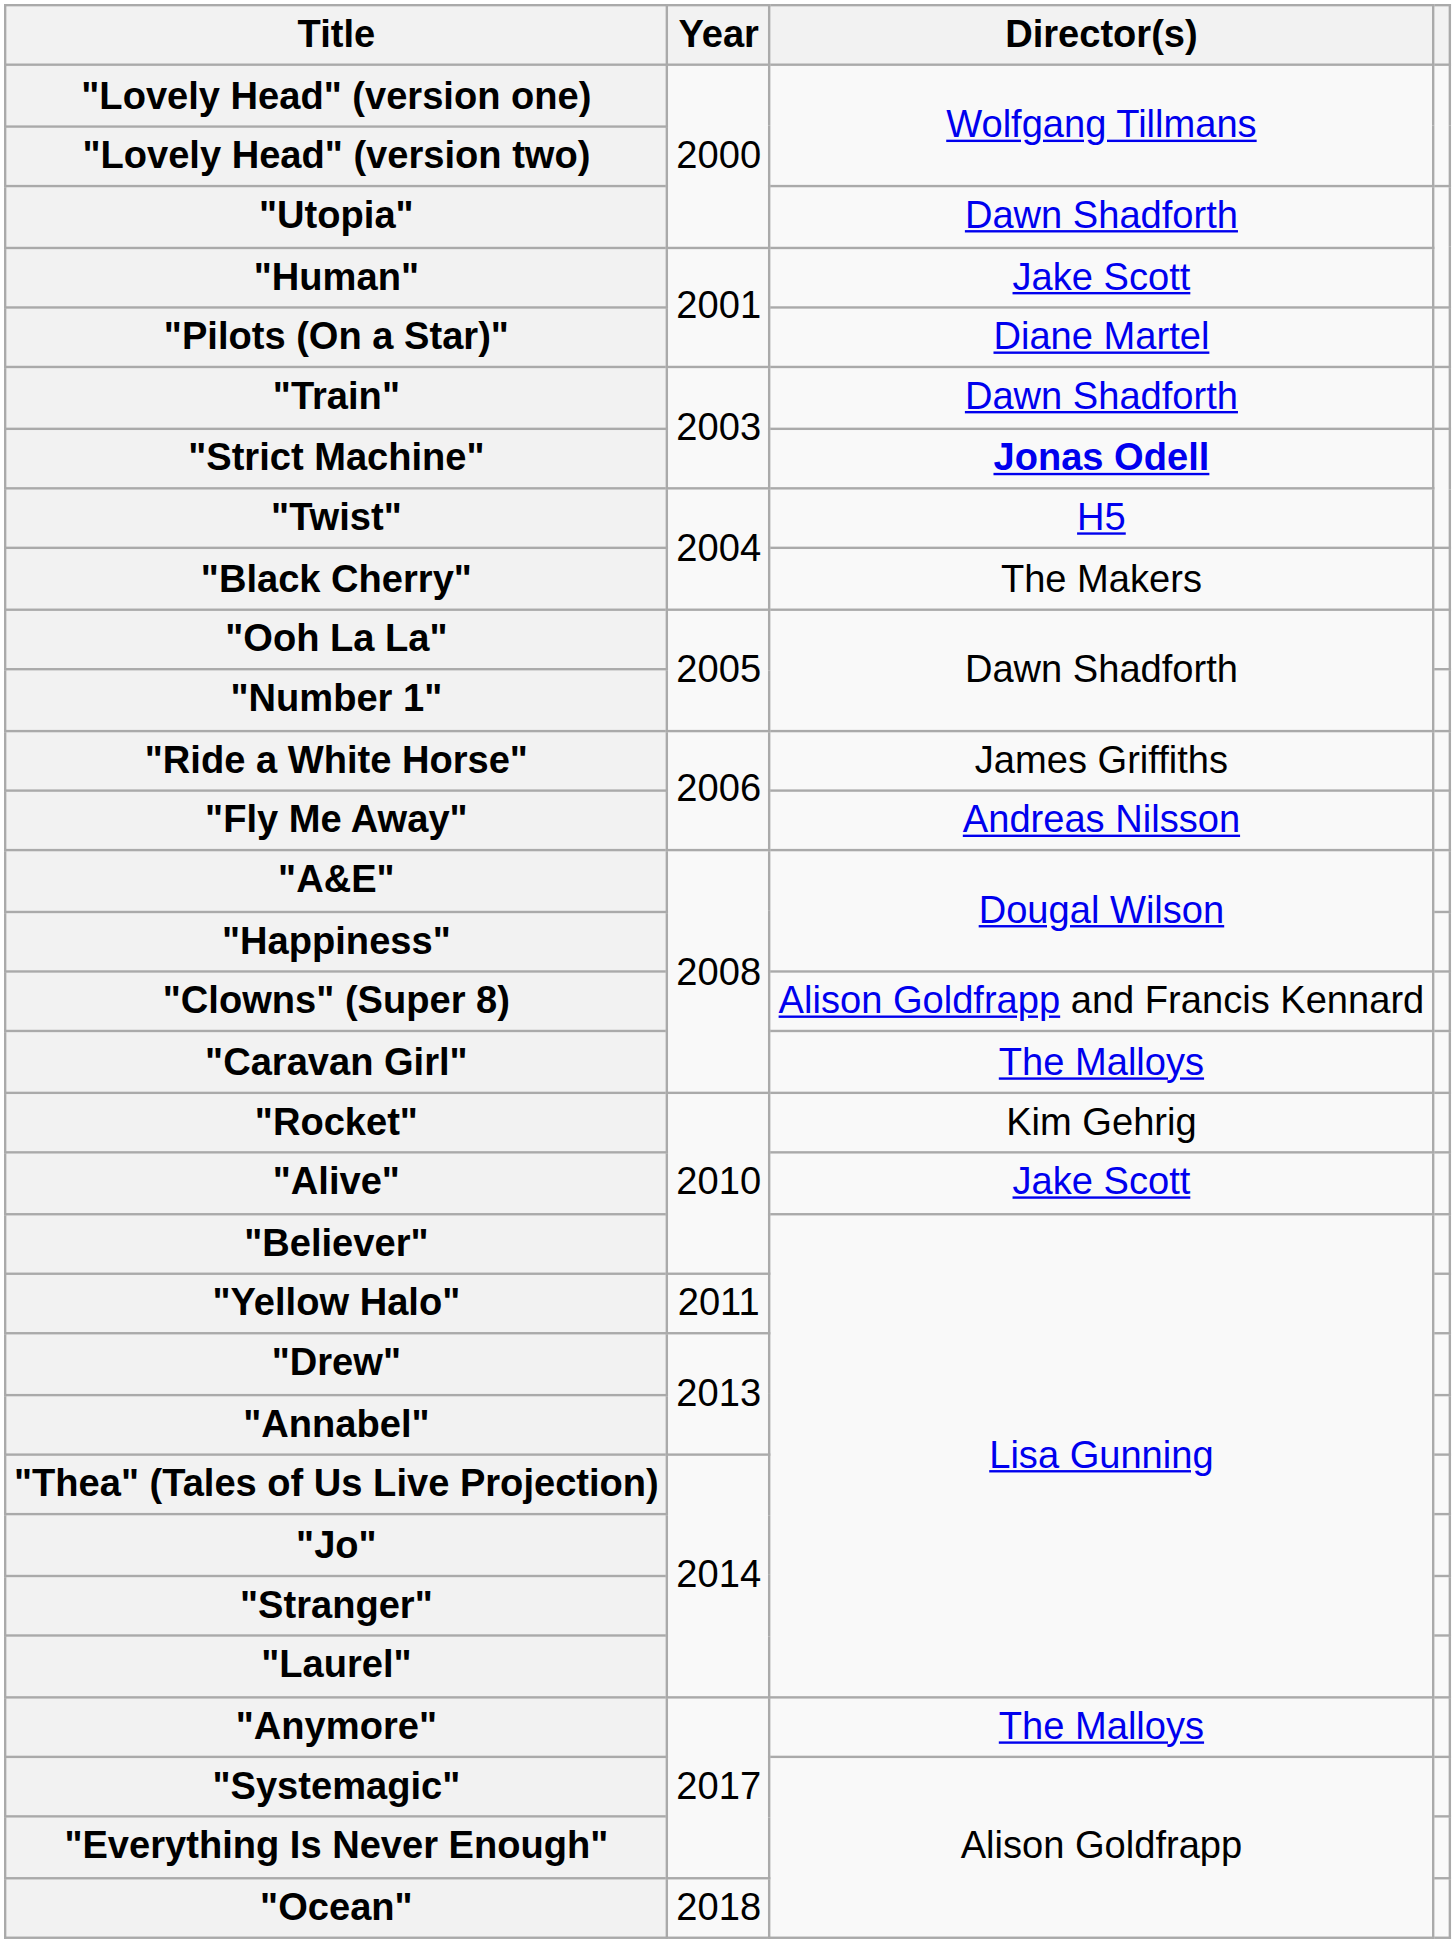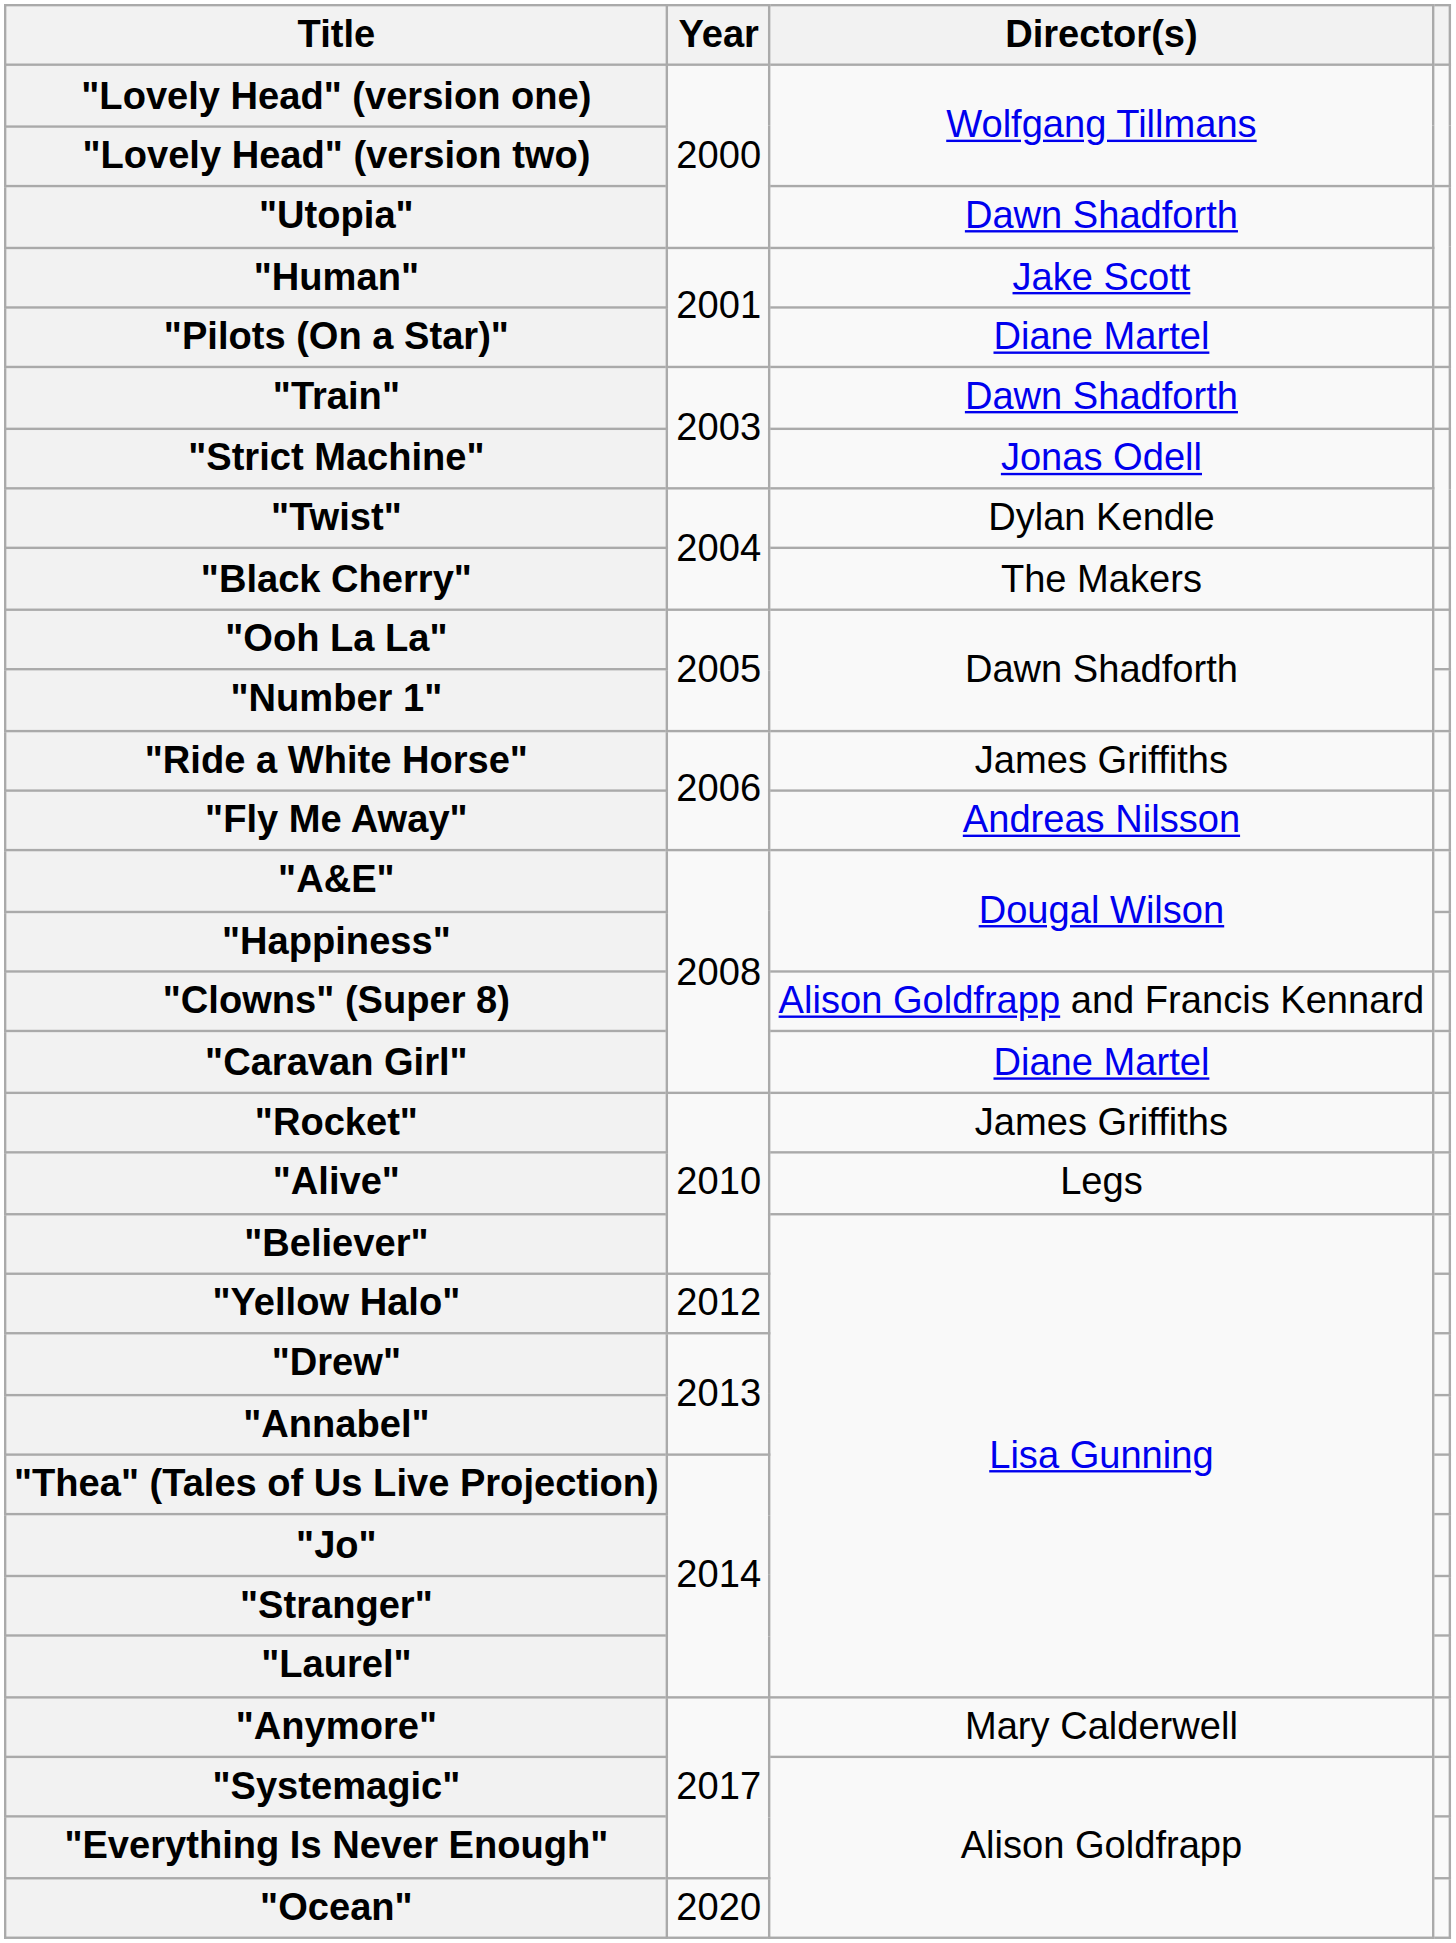(1101, 457) bold -> (1101, 457) normal
(1101, 517) H5 -> (1101, 517) Dylan Kendle
(1101, 1061) The Malloys -> (1101, 1061) Diane Martel
(1101, 1121) Kim Gehrig -> (1101, 1121) James Griffiths
(1101, 1182) Jake Scott -> (1101, 1182) Legs
(719, 1302) 2011 -> (719, 1302) 2012
(1101, 1725) The Malloys -> (1101, 1725) Mary Calderwell
(719, 1906) 2018 -> (719, 1906) 2020
